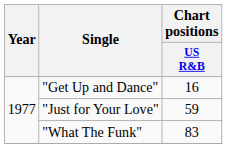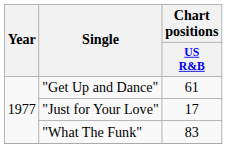(192, 87) 16 -> (192, 87) 61
(192, 109) 59 -> (192, 109) 17
